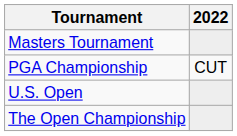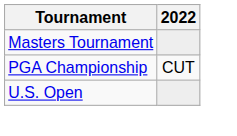- row: (97, 118)
